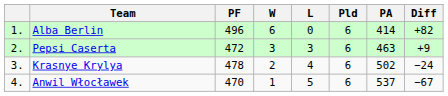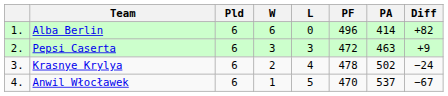columns swapped: (348, 13) <-> (234, 13)
